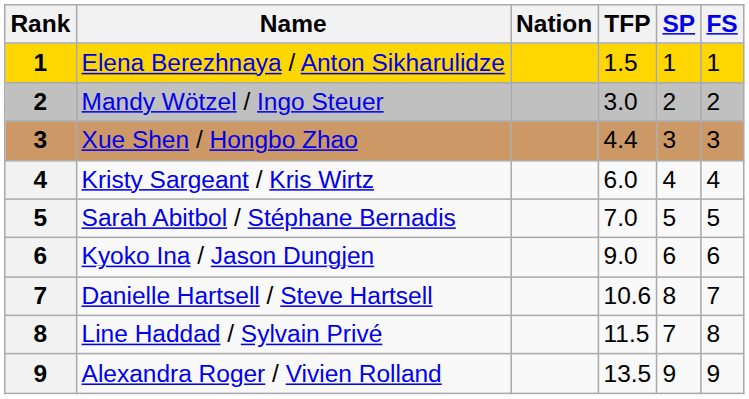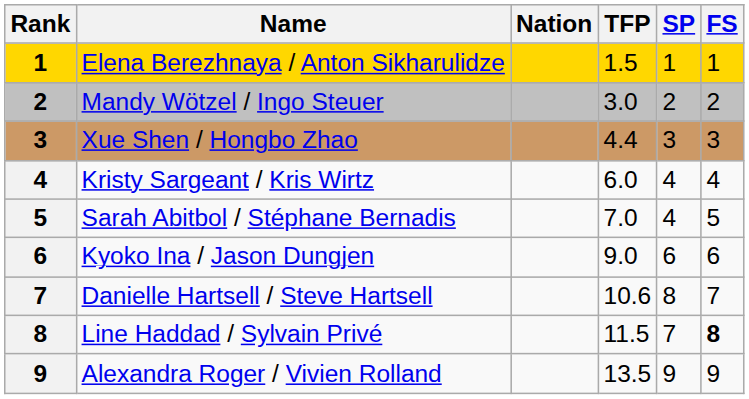(669, 218) 5 -> (669, 218) 4
(713, 334) normal -> (713, 334) bold
